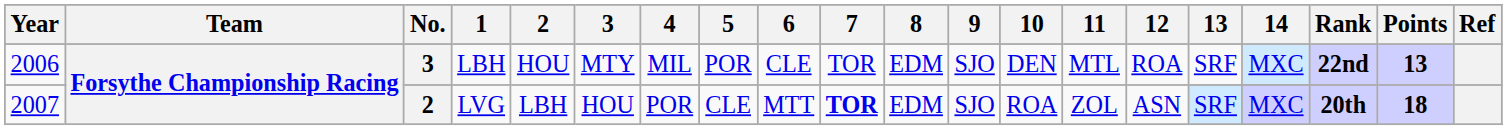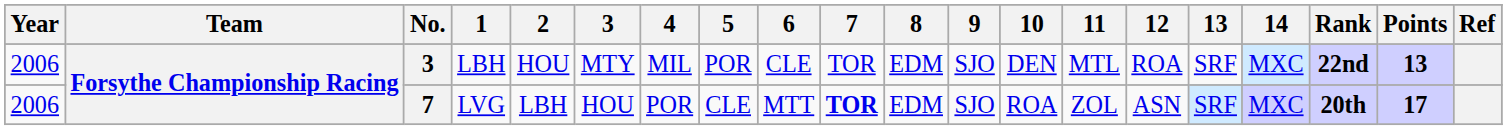(35, 103) 2007 -> (35, 103) 2006
(428, 103) 2 -> (428, 103) 7
(1415, 103) 18 -> (1415, 103) 17
